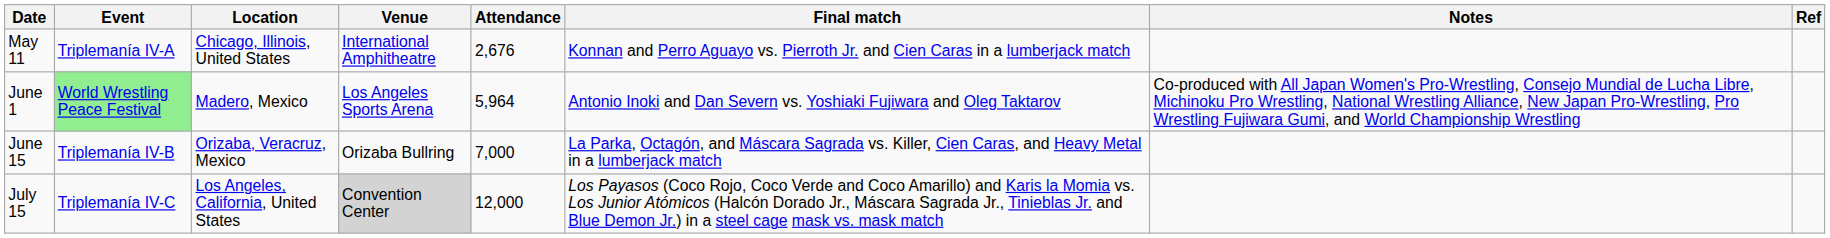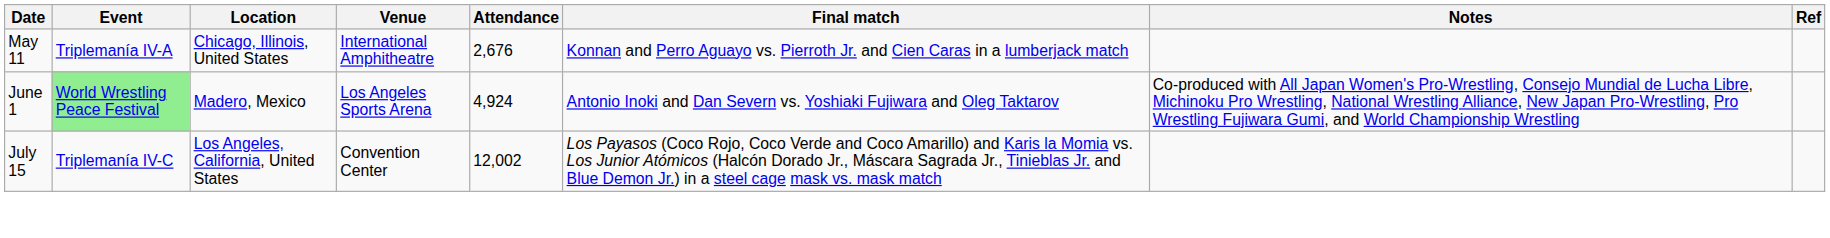(495, 101) 5,964 -> (493, 101) 4,924
- row: (25, 152)
(382, 203) lightgrey background -> (380, 161) no background
(499, 203) 12,000 -> (497, 161) 12,002
